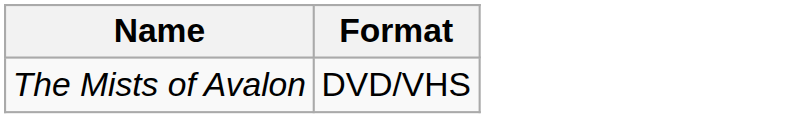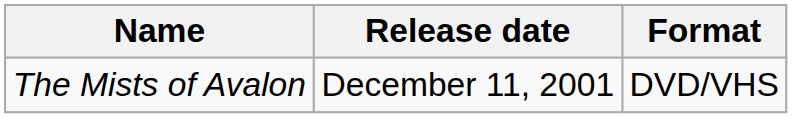+ column: (468, 31)
